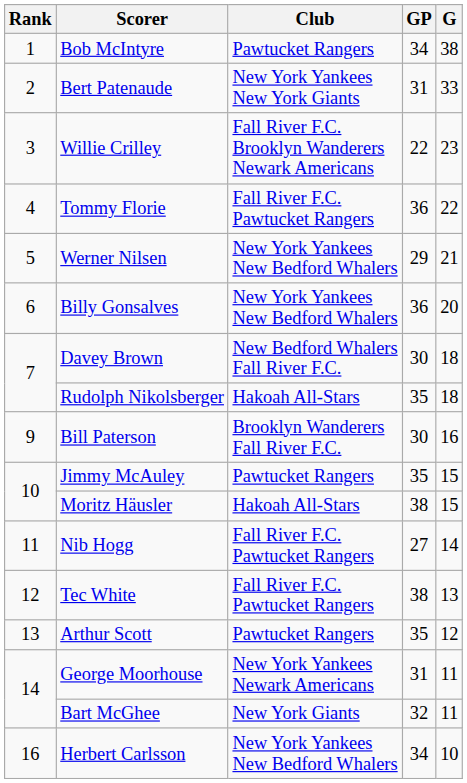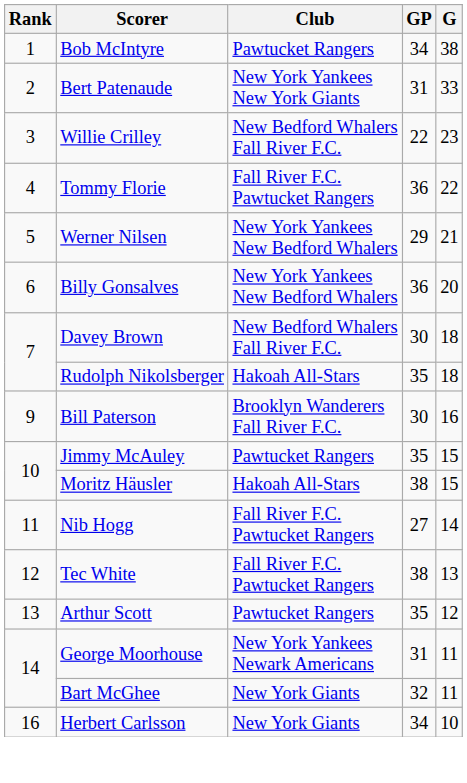(308, 148) Fall River F.C. Brooklyn Wanderers Newark Americans -> (315, 137) New Bedford Whalers Fall River F.C.
(315, 753) New York Yankees New Bedford Whalers -> (296, 722) New York Giants
